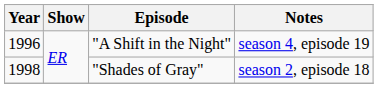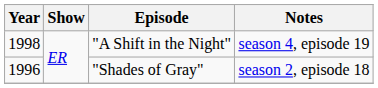(24, 44) 1996 -> (24, 44) 1998
(24, 70) 1998 -> (24, 70) 1996
